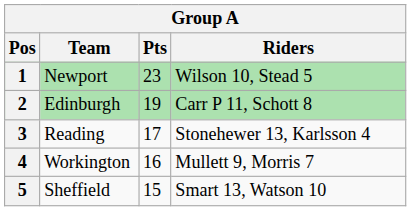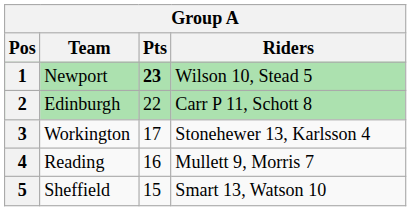(152, 76) normal -> (152, 76) bold
(152, 104) 19 -> (152, 104) 22
(74, 133) Reading -> (87, 133) Workington
(87, 162) Workington -> (74, 162) Reading
